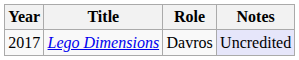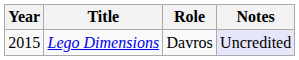(24, 42) 2017 -> (24, 42) 2015
